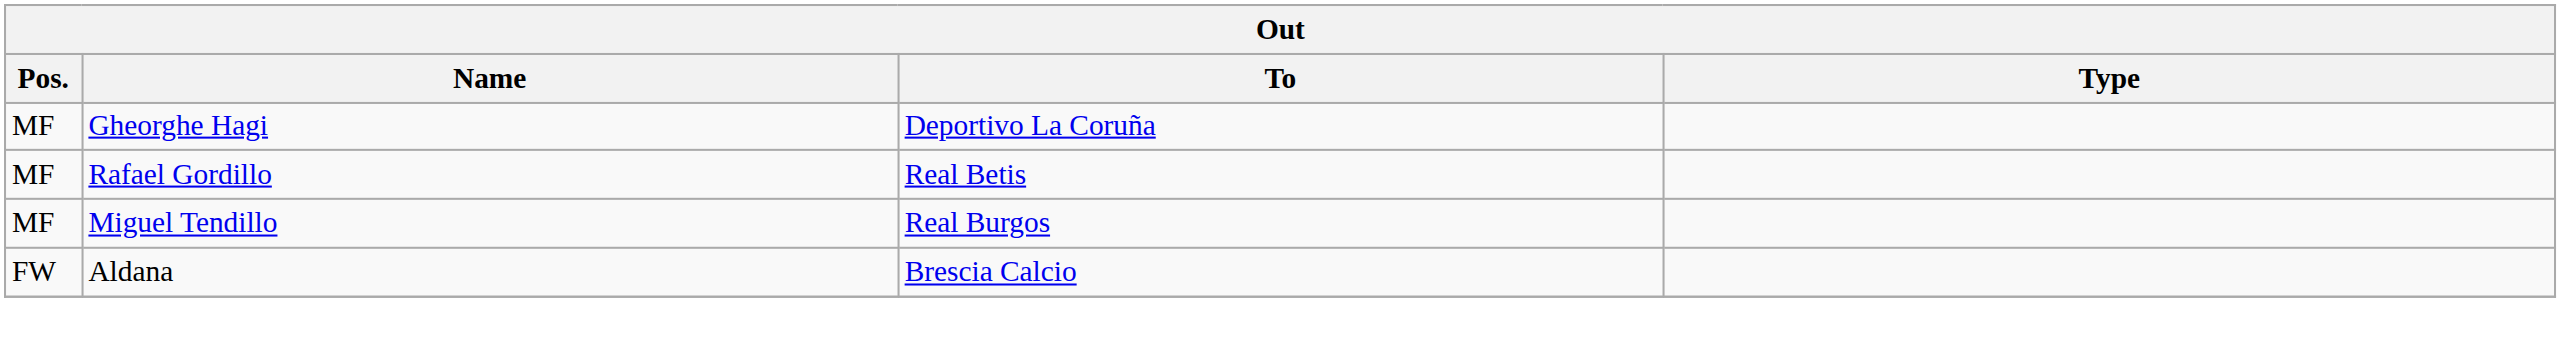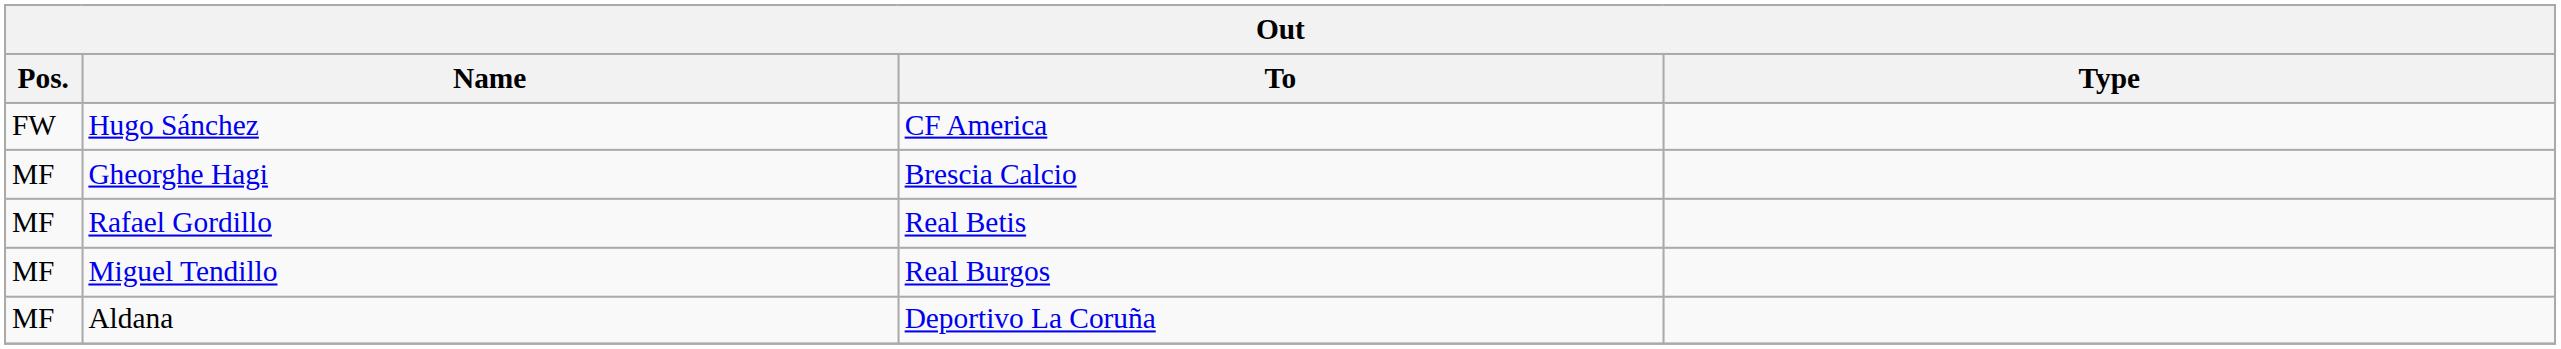+ row: (174, 126)
(1030, 126) Deportivo La Coruña -> (991, 174) Brescia Calcio
(34, 271) FW -> (33, 319) MF
(991, 271) Brescia Calcio -> (1030, 319) Deportivo La Coruña
